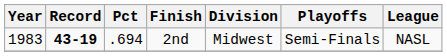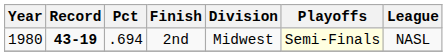(25, 40) 1983 -> (25, 40) 1980
(332, 40) no background -> (332, 40) lightyellow background
